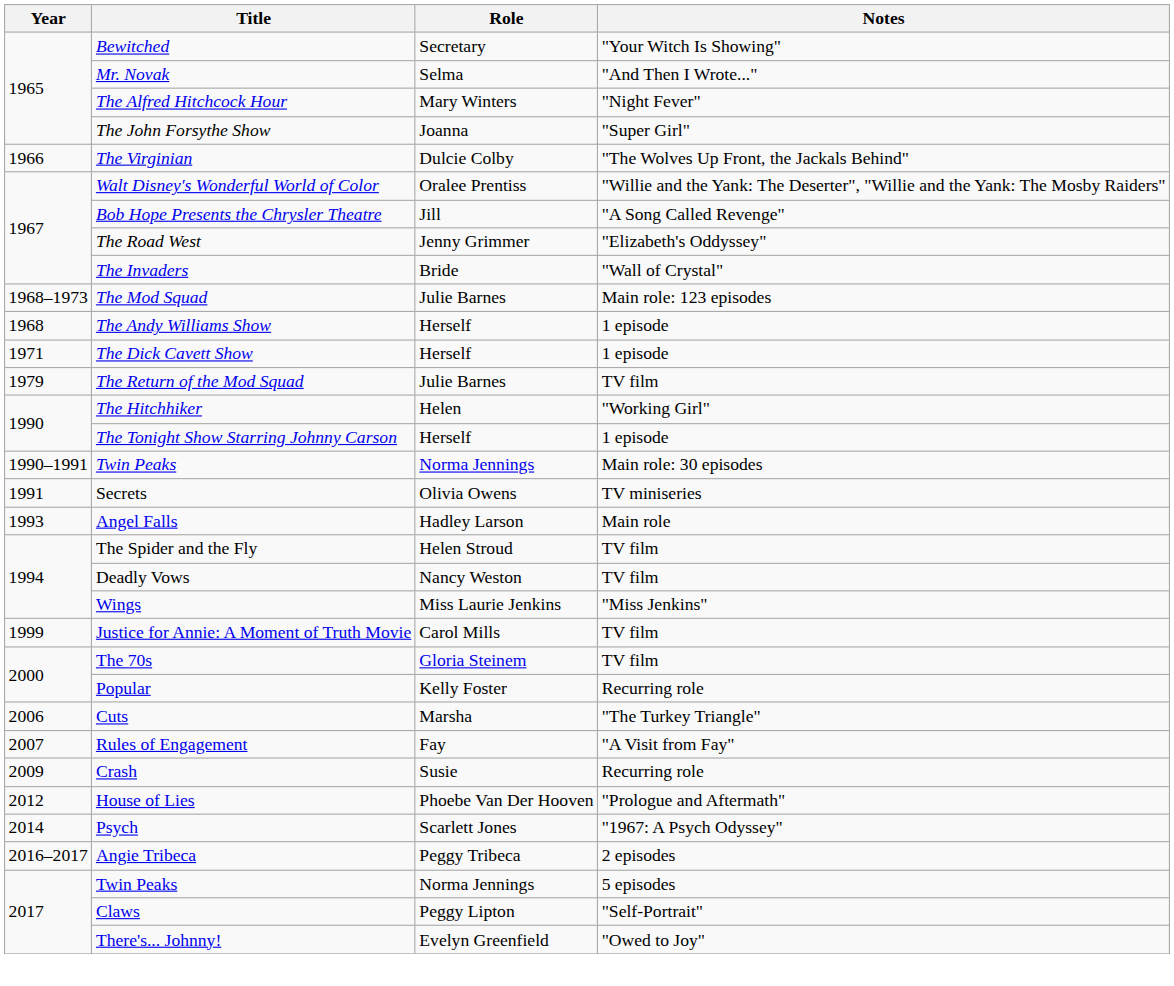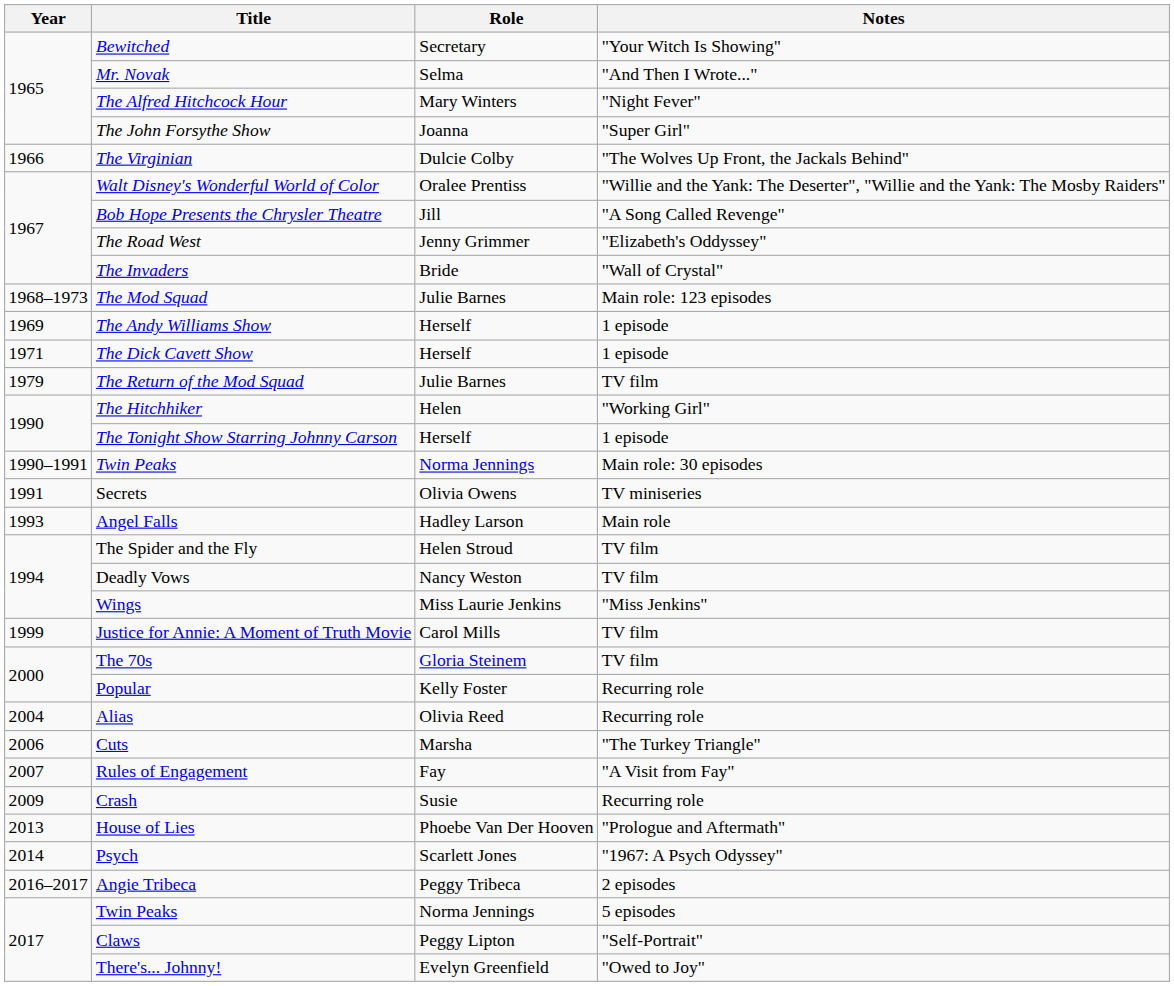(26, 325) 1968 -> (26, 325) 1969
+ row: (114, 716)
(26, 800) 2012 -> (26, 827) 2013
